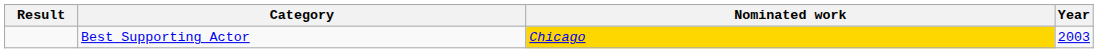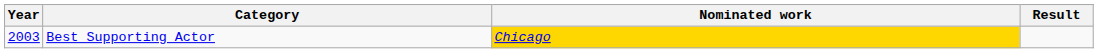columns swapped: (1074, 15) <-> (41, 15)
